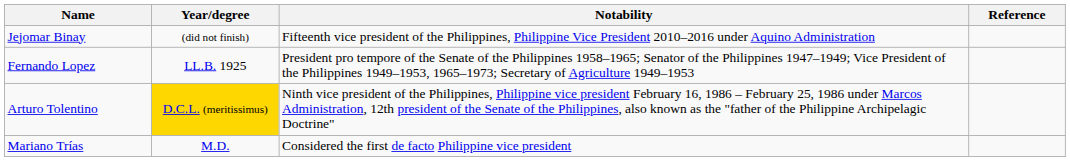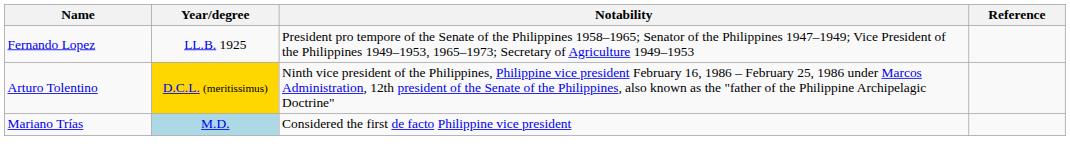- row: (47, 36)
(215, 145) no background -> (215, 124) lightblue background
